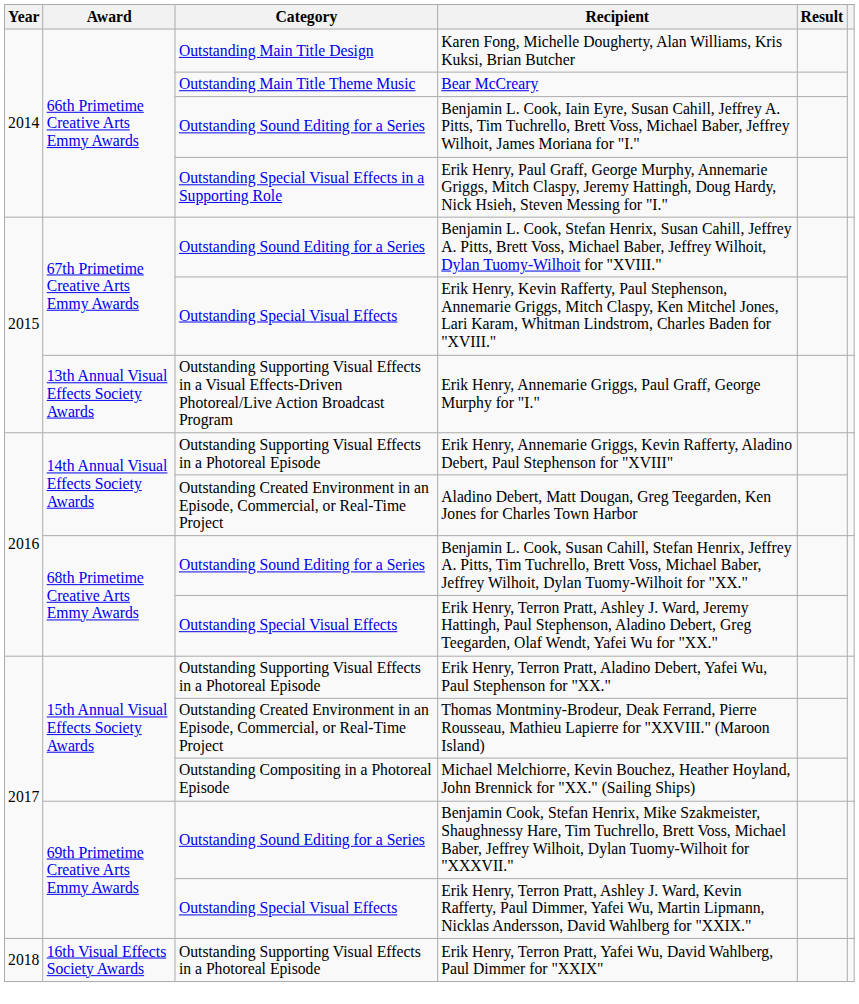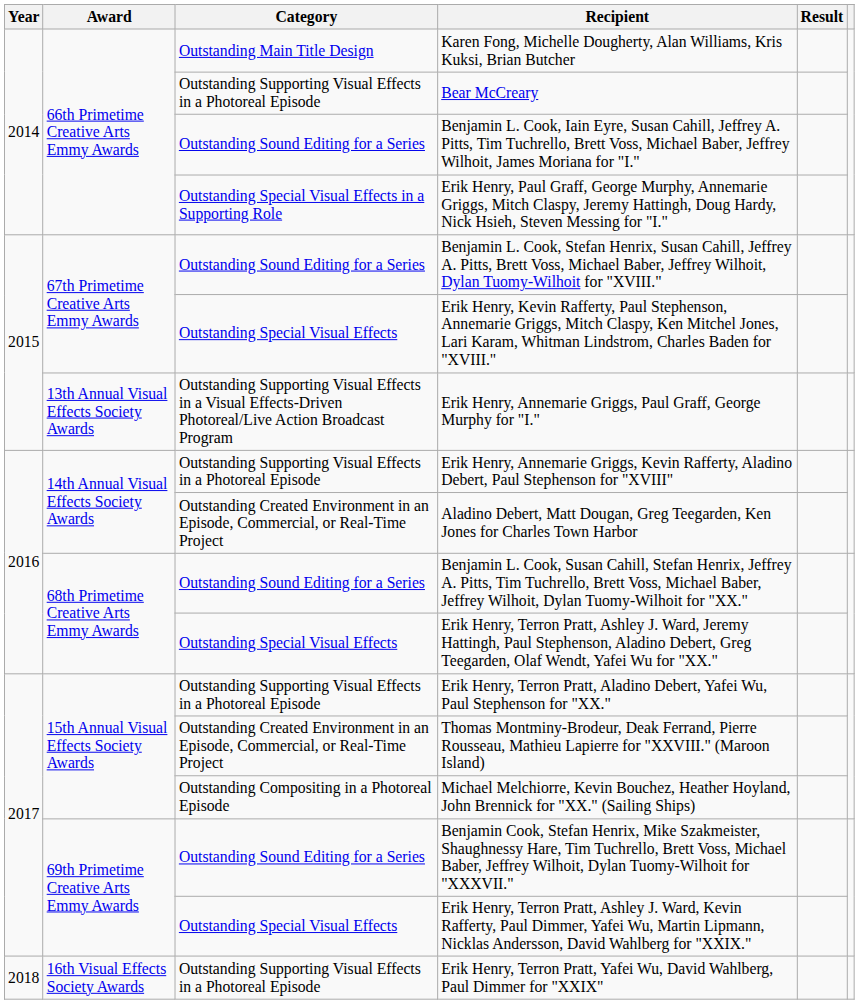(297, 84) Outstanding Main Title Theme Music -> (300, 93) Outstanding Supporting Visual Effects in a Photoreal Episode
